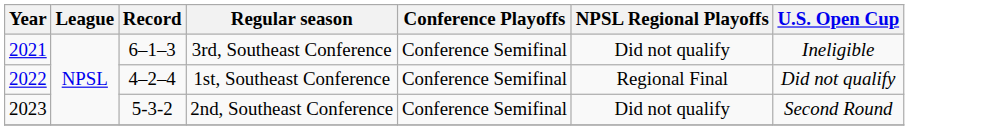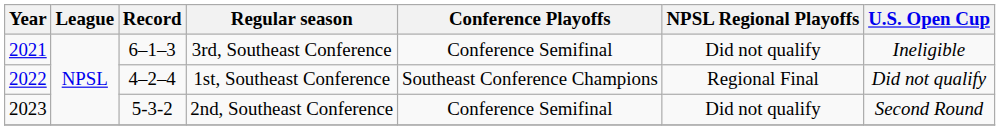(484, 79) Conference Semifinal -> (530, 79) Southeast Conference Champions
